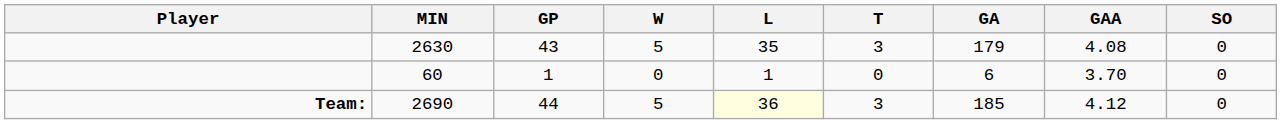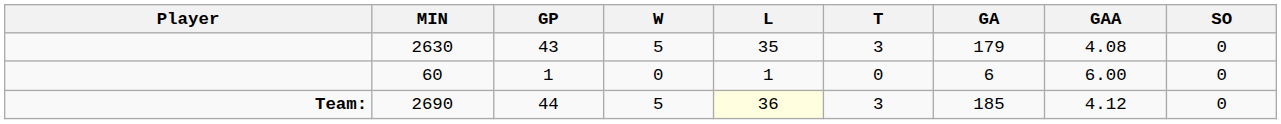(1106, 76) 3.70 -> (1106, 76) 6.00
